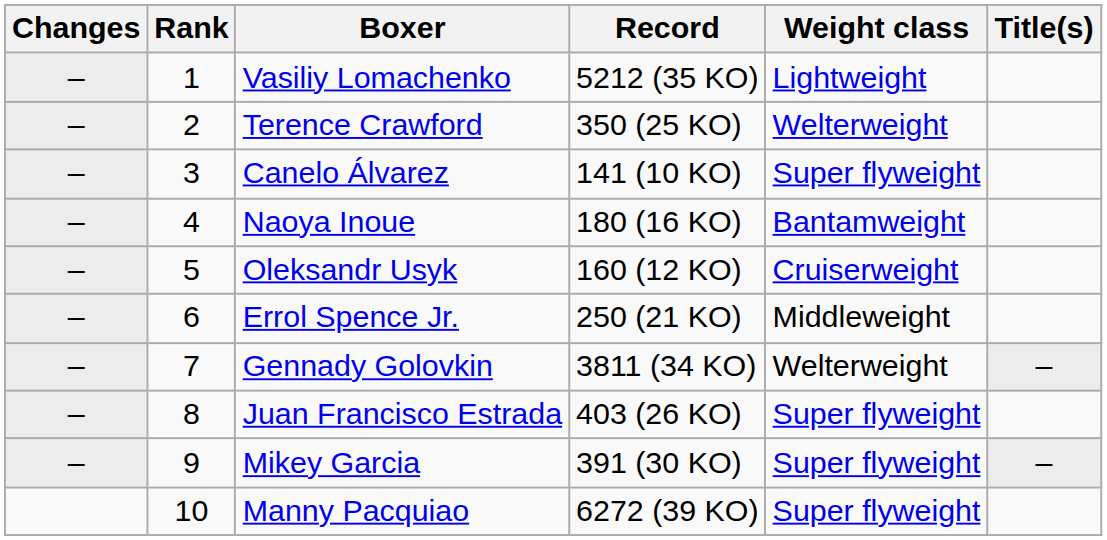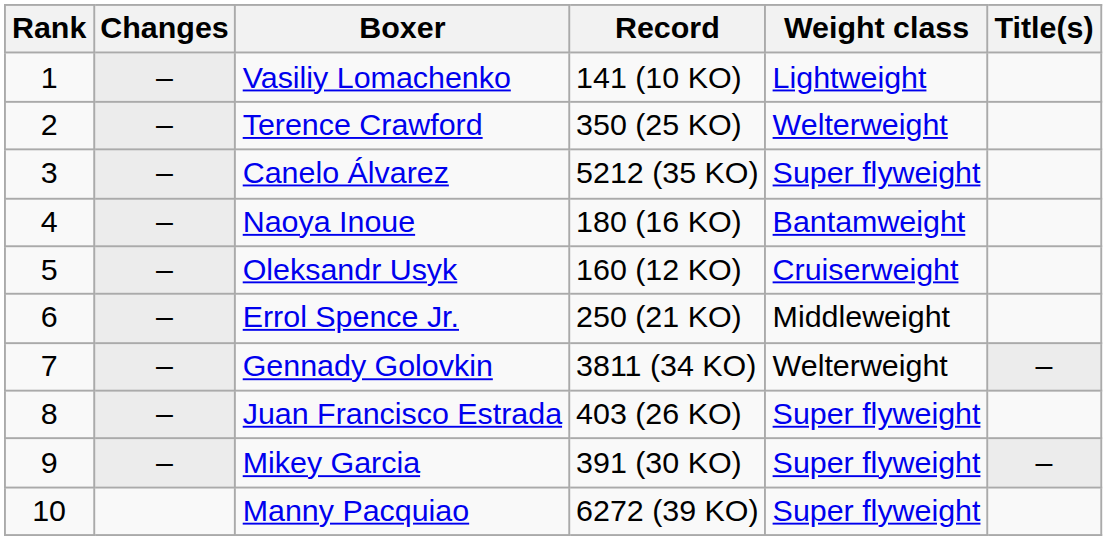columns swapped: (76, 28) <-> (192, 28)
(667, 76) 5212 (35 KO) -> (659, 76) 141 (10 KO)
(659, 173) 141 (10 KO) -> (667, 173) 5212 (35 KO)
